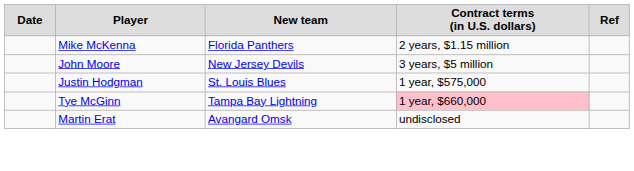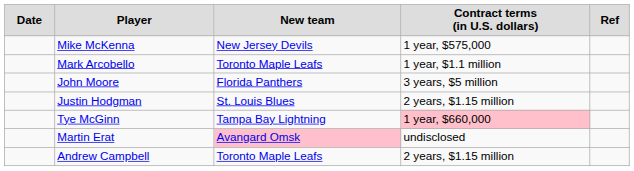(251, 45) Florida Panthers -> (265, 45) New Jersey Devils
(454, 45) 2 years, $1.15 million -> (447, 45) 1 year, $575,000
+ row: (96, 63)
(256, 63) New Jersey Devils -> (259, 82) Florida Panthers
(442, 82) 1 year, $575,000 -> (459, 100) 2 years, $1.15 million
(250, 119) no background -> (258, 138) pink background
+ row: (103, 156)
